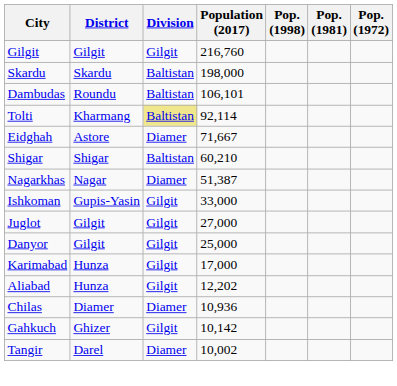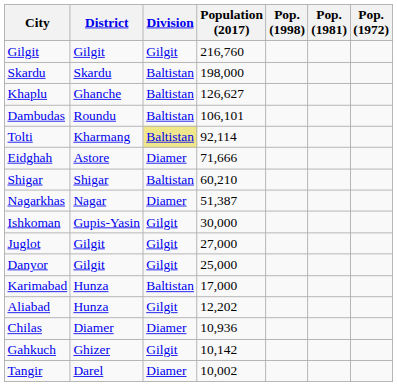+ row: (27, 94)
(219, 136) 71,667 -> (219, 158) 71,666
(219, 200) 33,000 -> (219, 222) 30,000
(162, 264) Gilgit -> (170, 286) Baltistan
